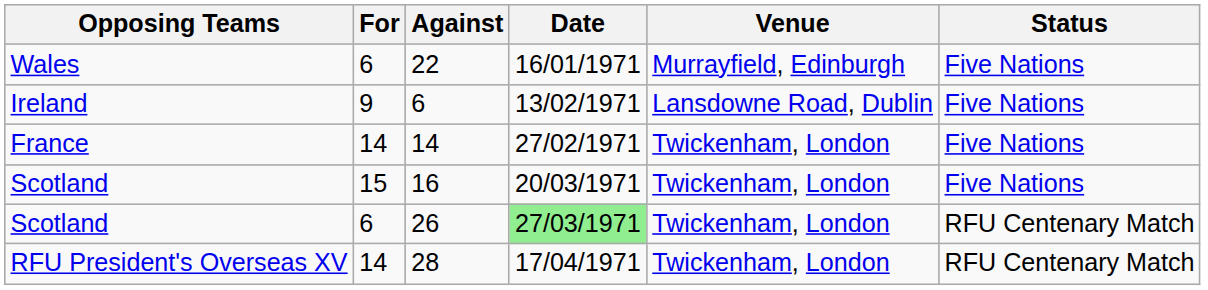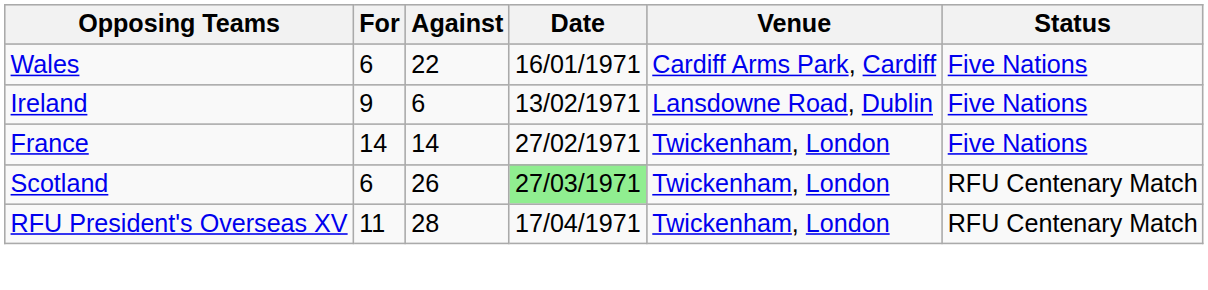(779, 64) Murrayfield, Edinburgh -> (794, 64) Cardiff Arms Park, Cardiff
- row: (425, 183)
(373, 263) 14 -> (372, 223) 11
